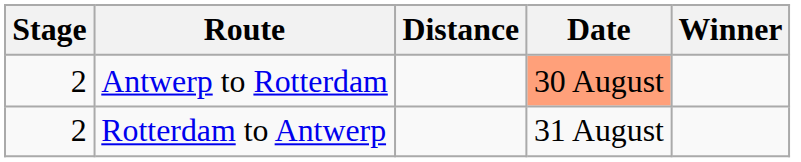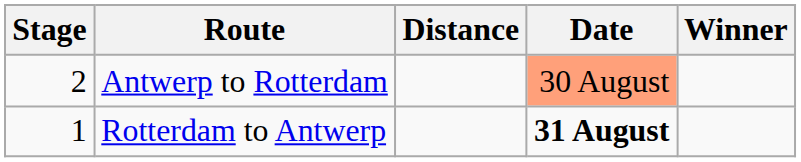(79, 130) 2 -> (79, 130) 1
(599, 130) normal -> (602, 130) bold
